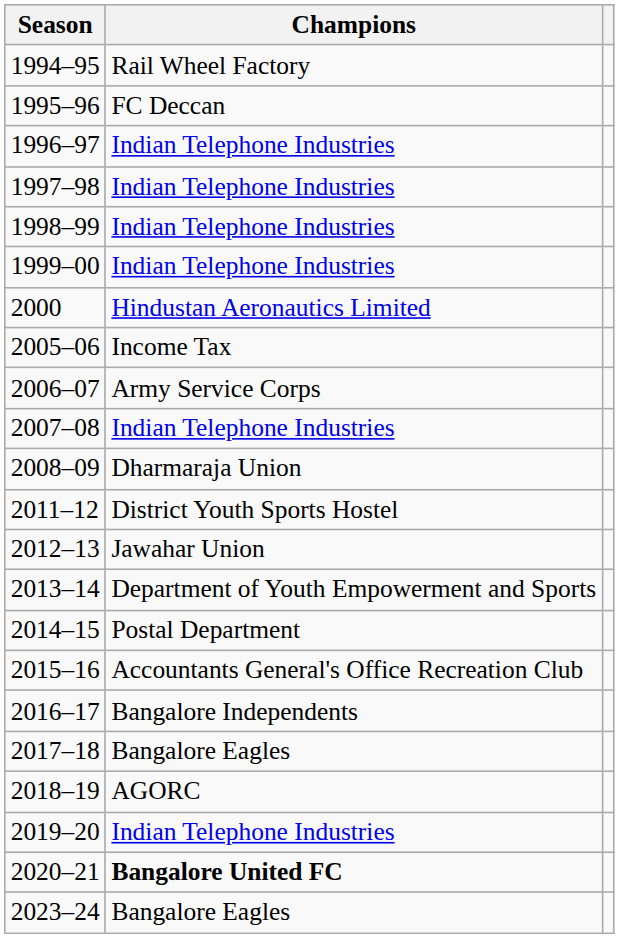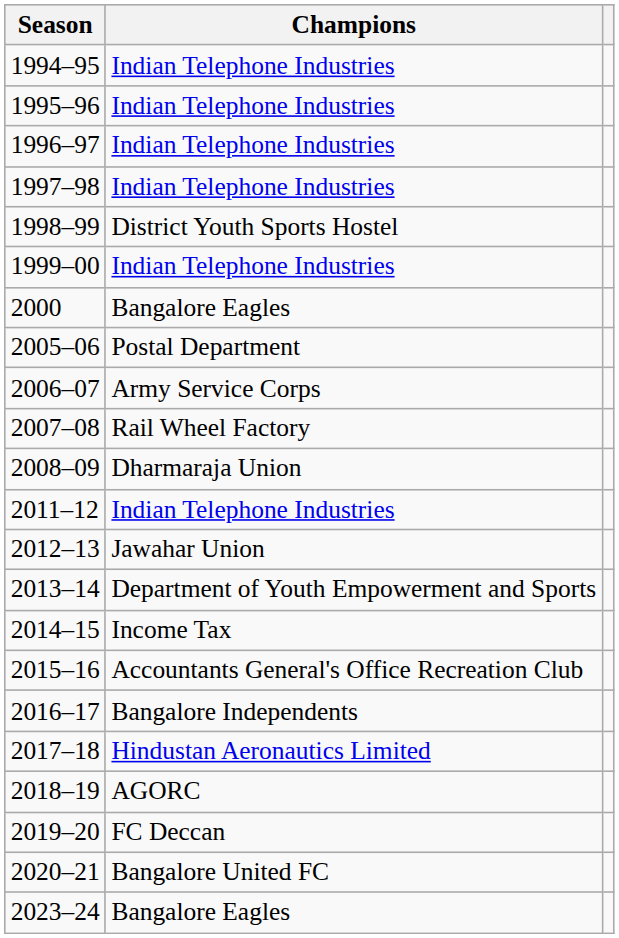(211, 65) Rail Wheel Factory -> (253, 65) Indian Telephone Industries
(168, 105) FC Deccan -> (253, 105) Indian Telephone Industries
(253, 226) Indian Telephone Industries -> (255, 226) District Youth Sports Hostel
(271, 307) Hindustan Aeronautics Limited -> (201, 307) Bangalore Eagles
(171, 347) Income Tax -> (206, 347) Postal Department
(253, 428) Indian Telephone Industries -> (211, 428) Rail Wheel Factory
(255, 508) District Youth Sports Hostel -> (253, 508) Indian Telephone Industries
(206, 629) Postal Department -> (171, 629) Income Tax
(201, 750) Bangalore Eagles -> (271, 750) Hindustan Aeronautics Limited
(253, 831) Indian Telephone Industries -> (168, 831) FC Deccan
(227, 871) bold -> (220, 871) normal
